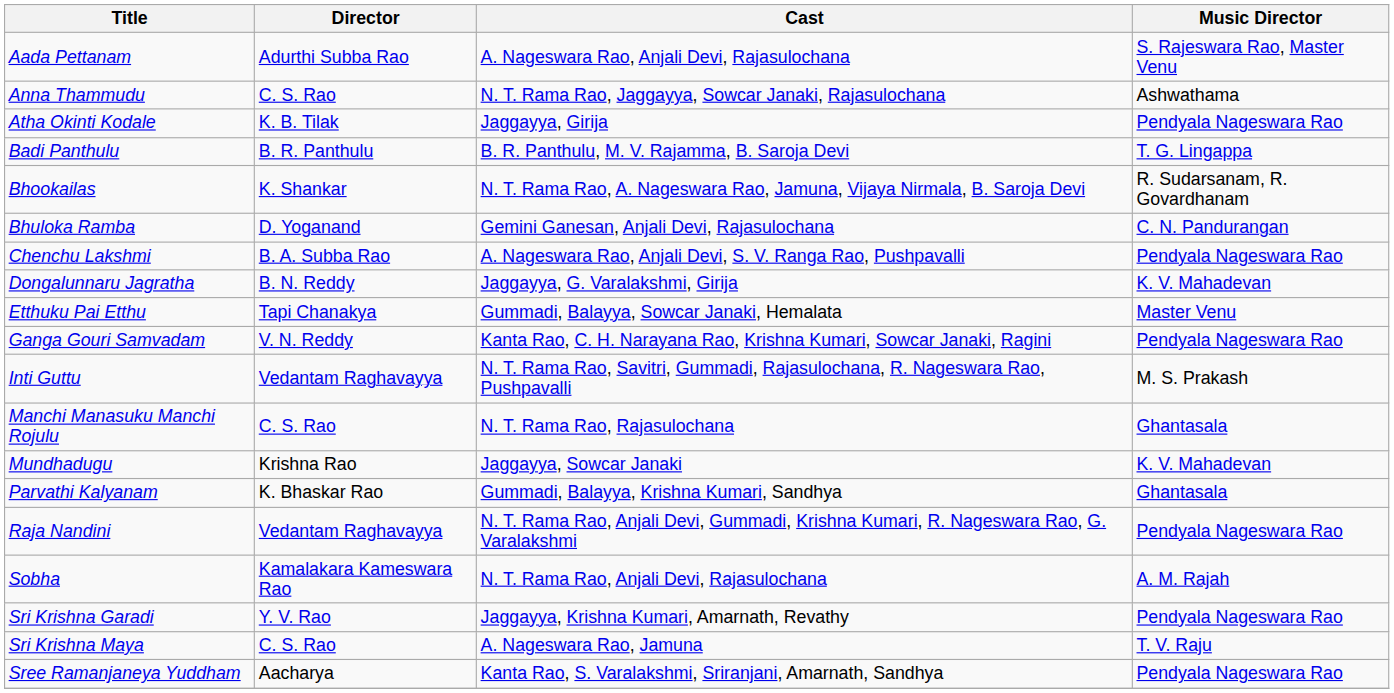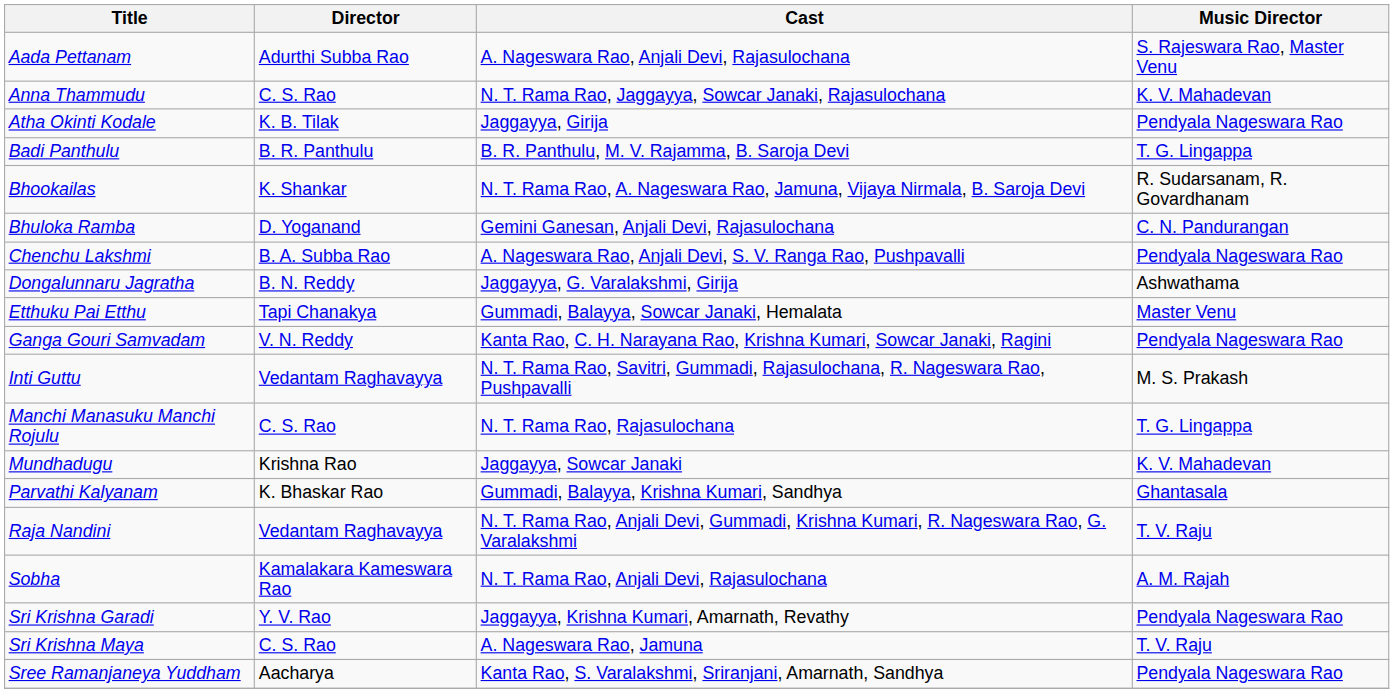(1188, 94) Ashwathama -> (1204, 94) K. V. Mahadevan
(1204, 283) K. V. Mahadevan -> (1188, 283) Ashwathama
(1182, 426) Ghantasala -> (1194, 426) T. G. Lingappa
(1240, 530) Pendyala Nageswara Rao -> (1174, 530) T. V. Raju
